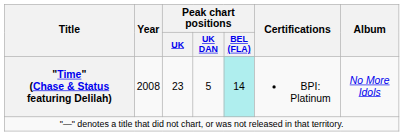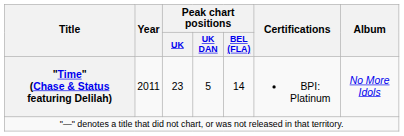(148, 86) 2008 -> (148, 86) 2011
(239, 86) paleturquoise background -> (239, 86) no background
